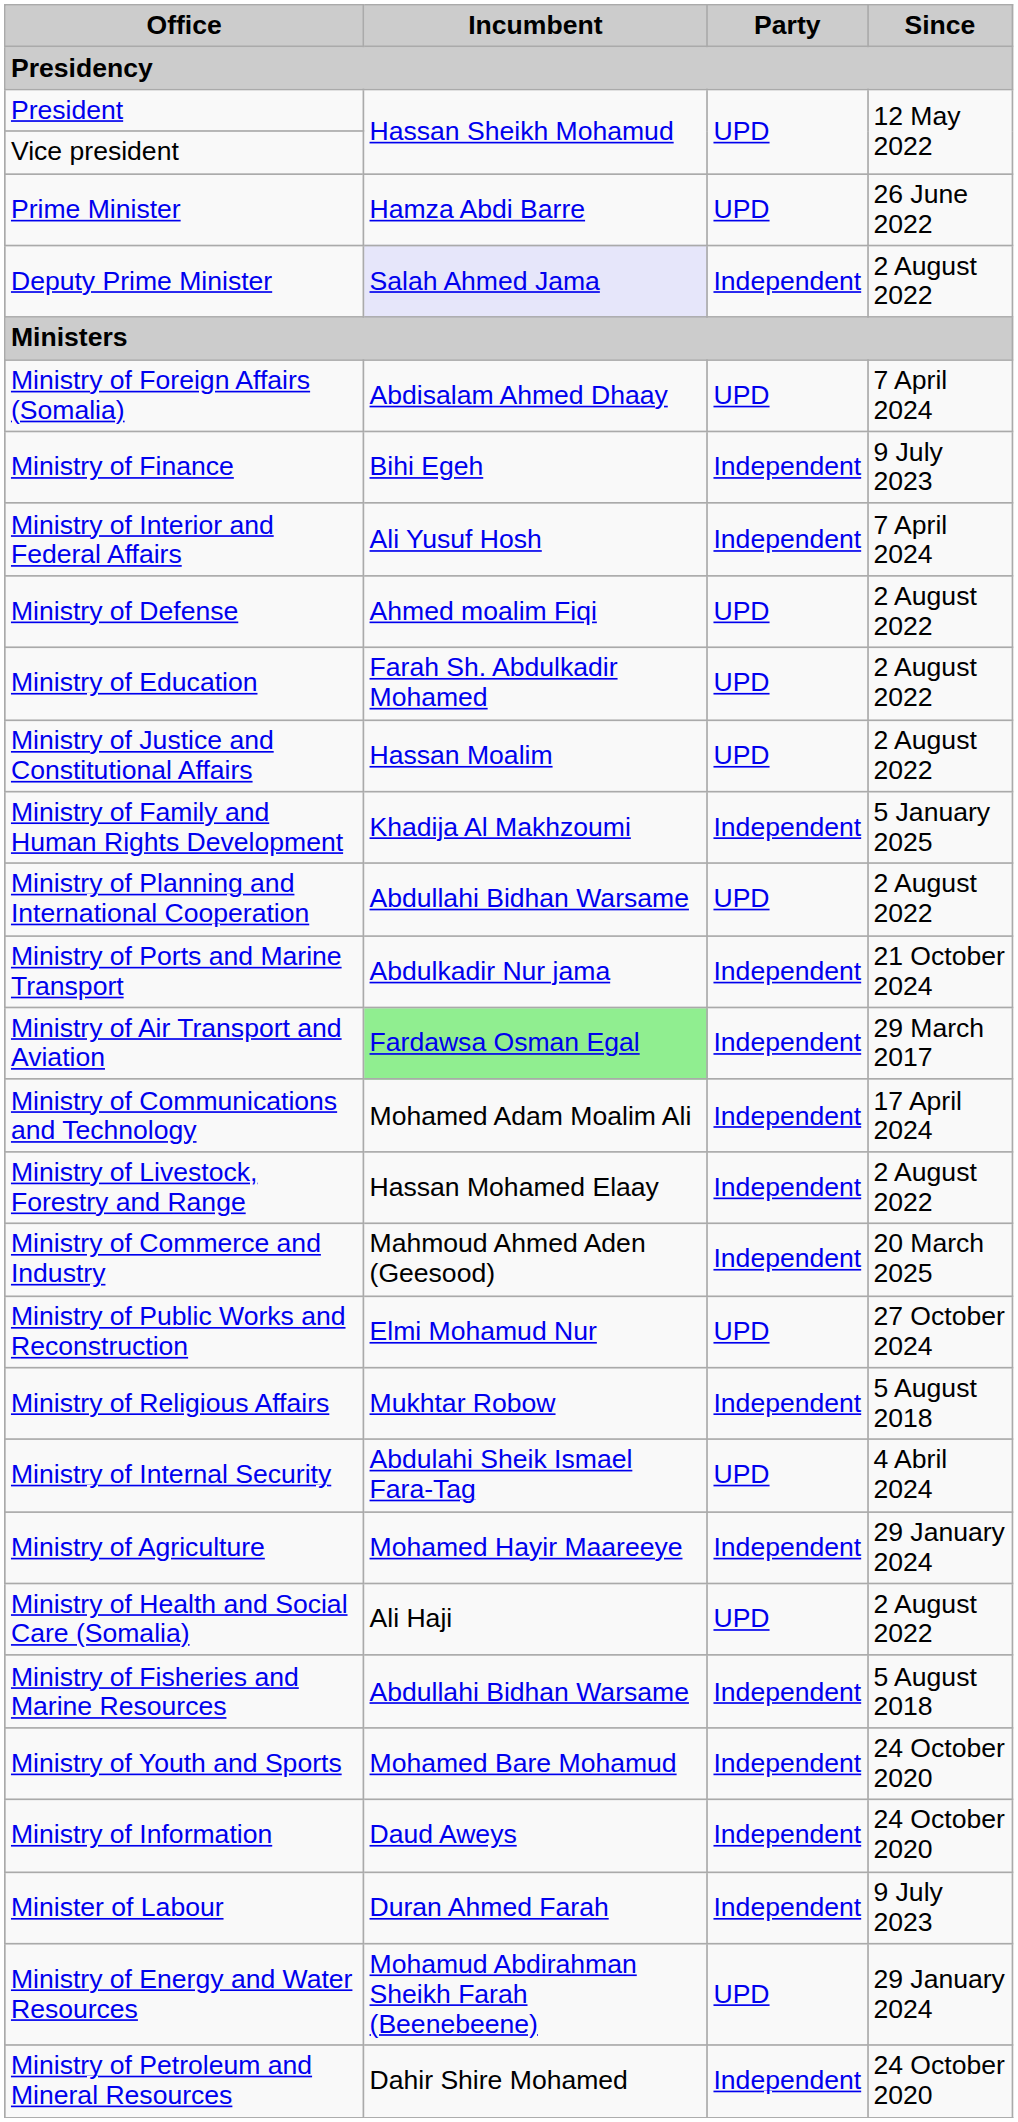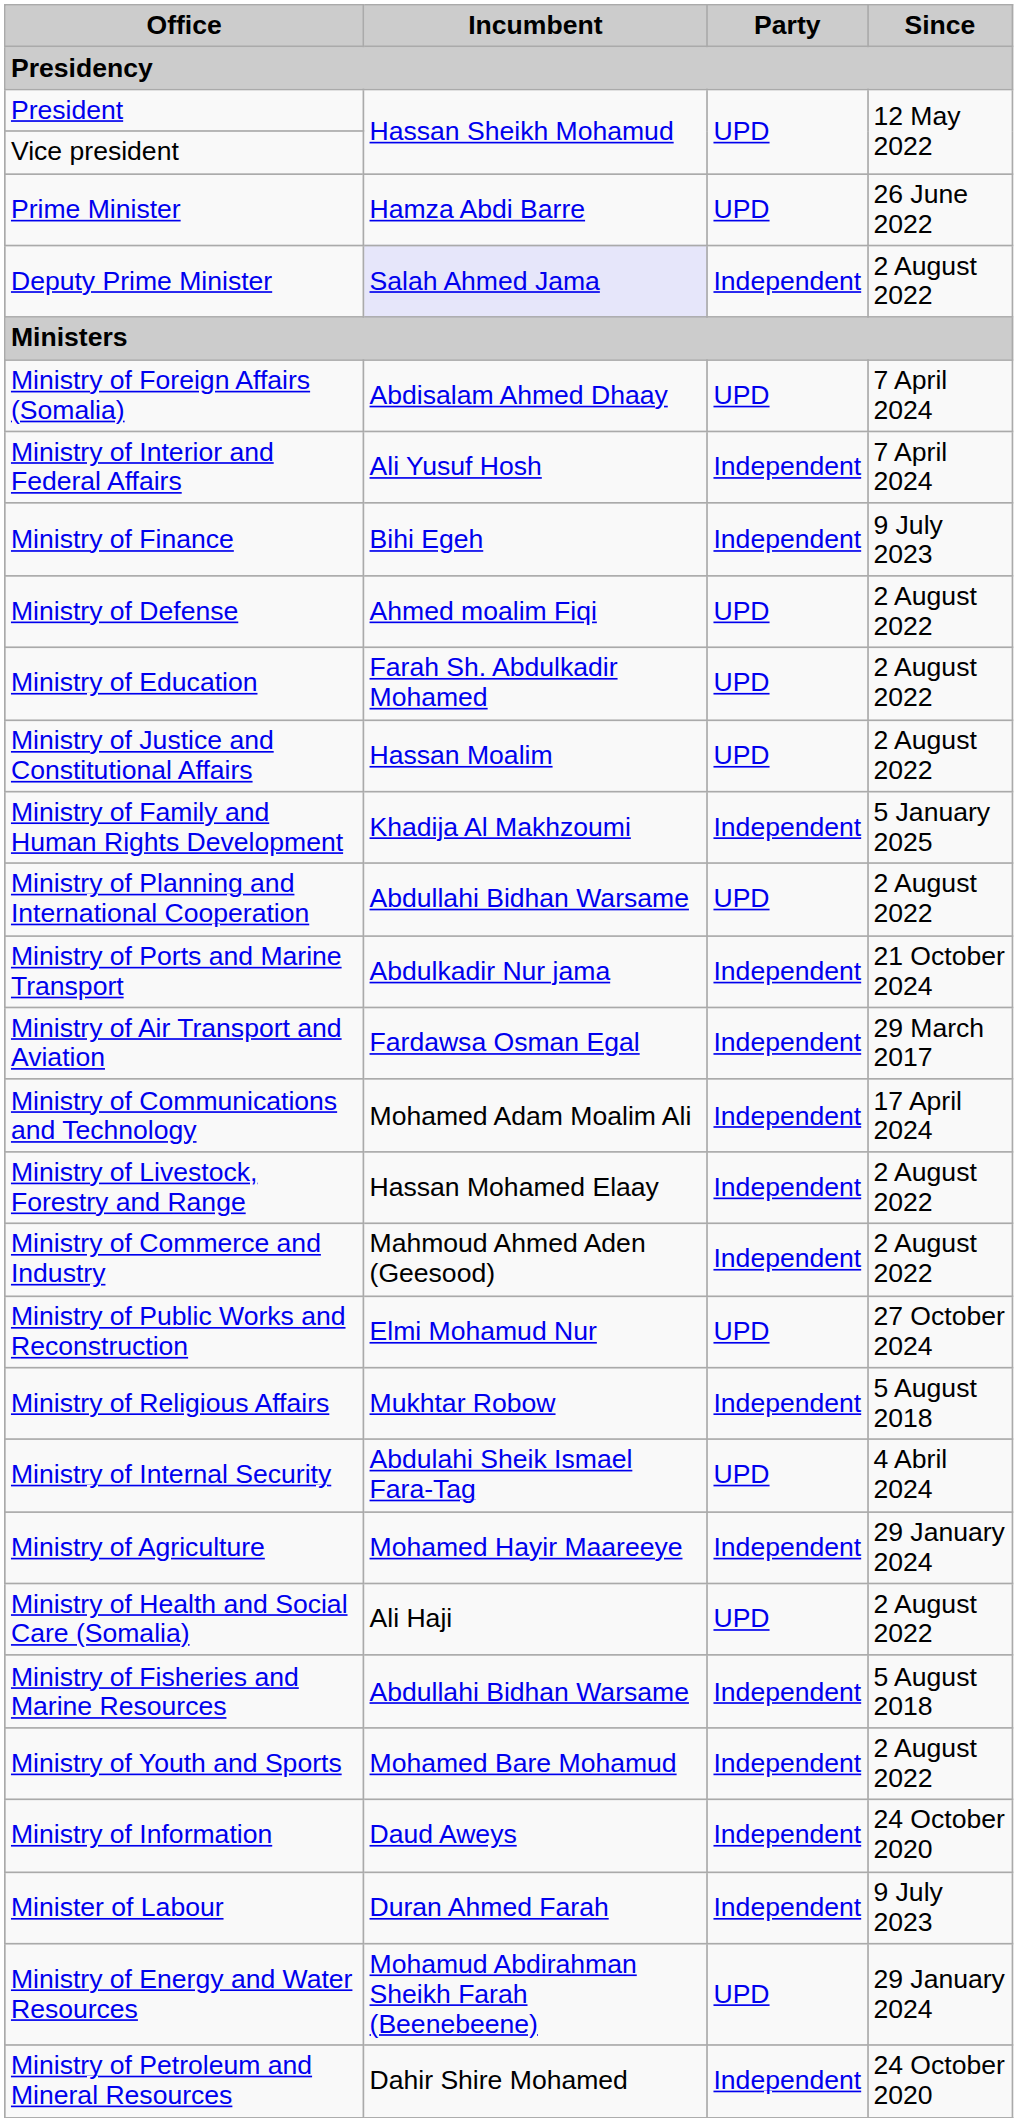rows swapped: (142, 539) <-> (122, 467)
(505, 1043) lightgreen background -> (505, 1043) no background
(929, 1259) 20 March 2025 -> (925, 1259) 2 August 2022
(939, 1763) 24 October 2020 -> (925, 1763) 2 August 2022
